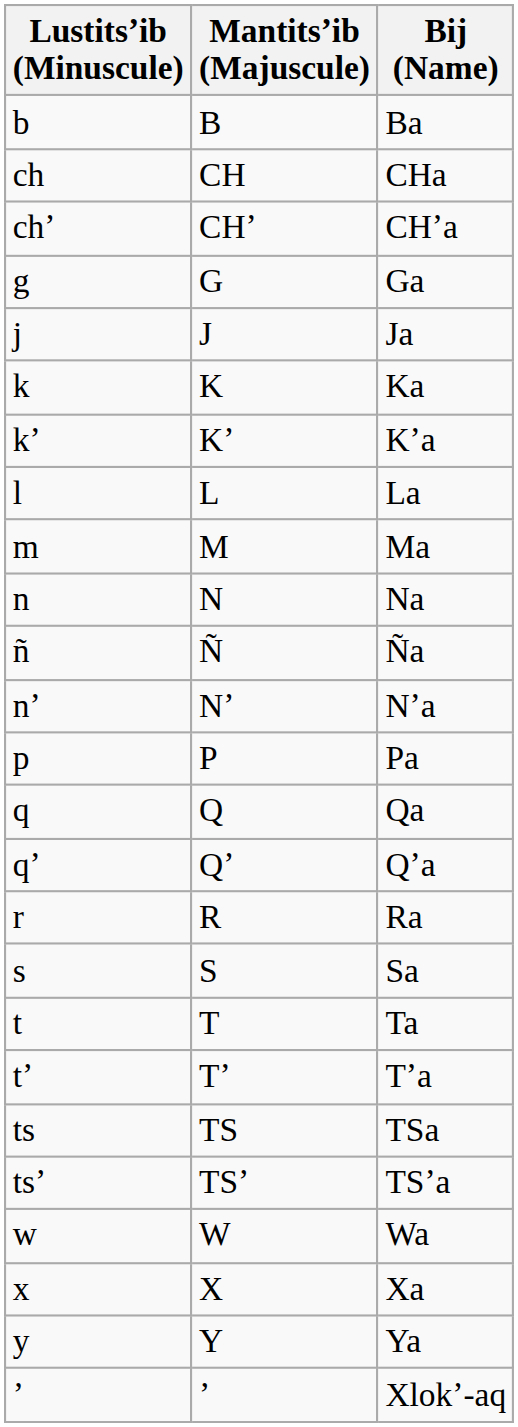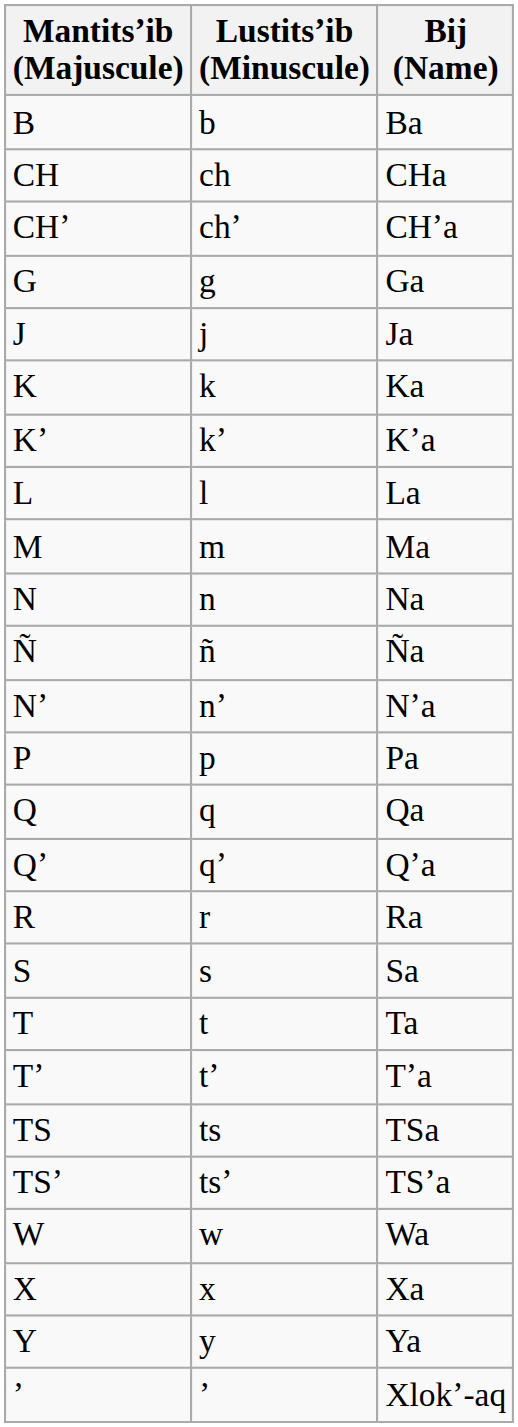columns swapped: (285, 49) <-> (98, 49)
